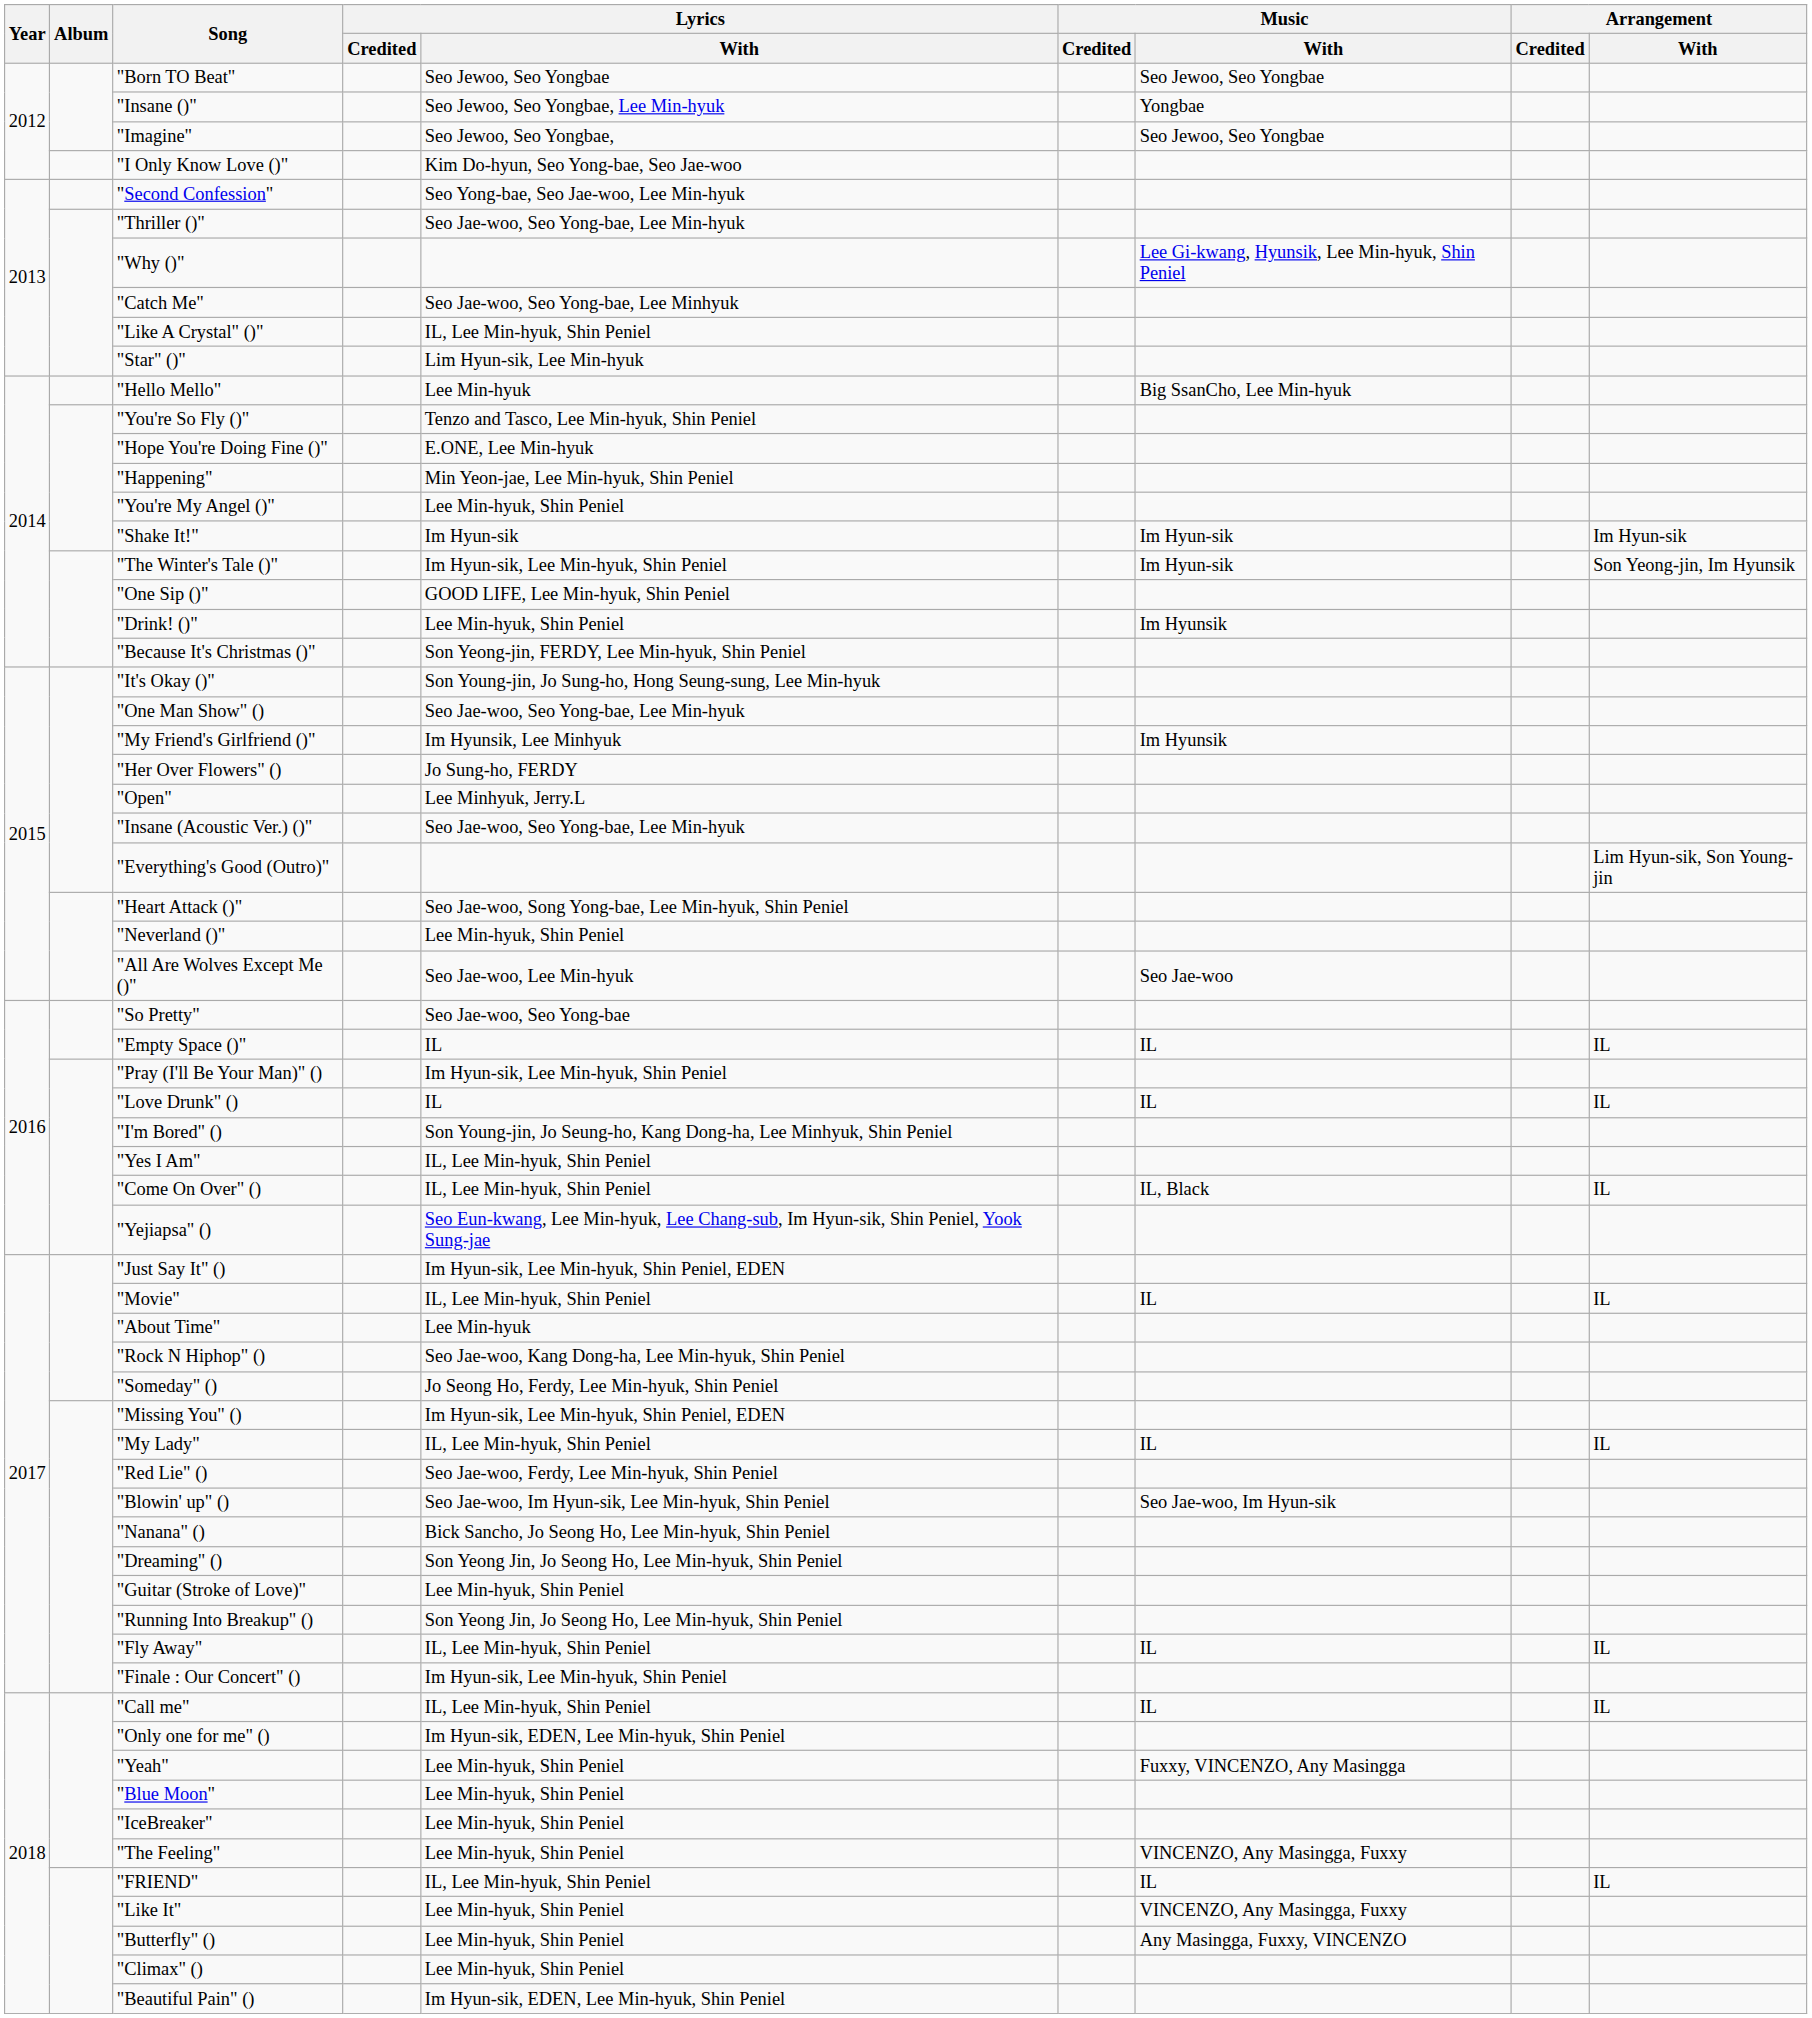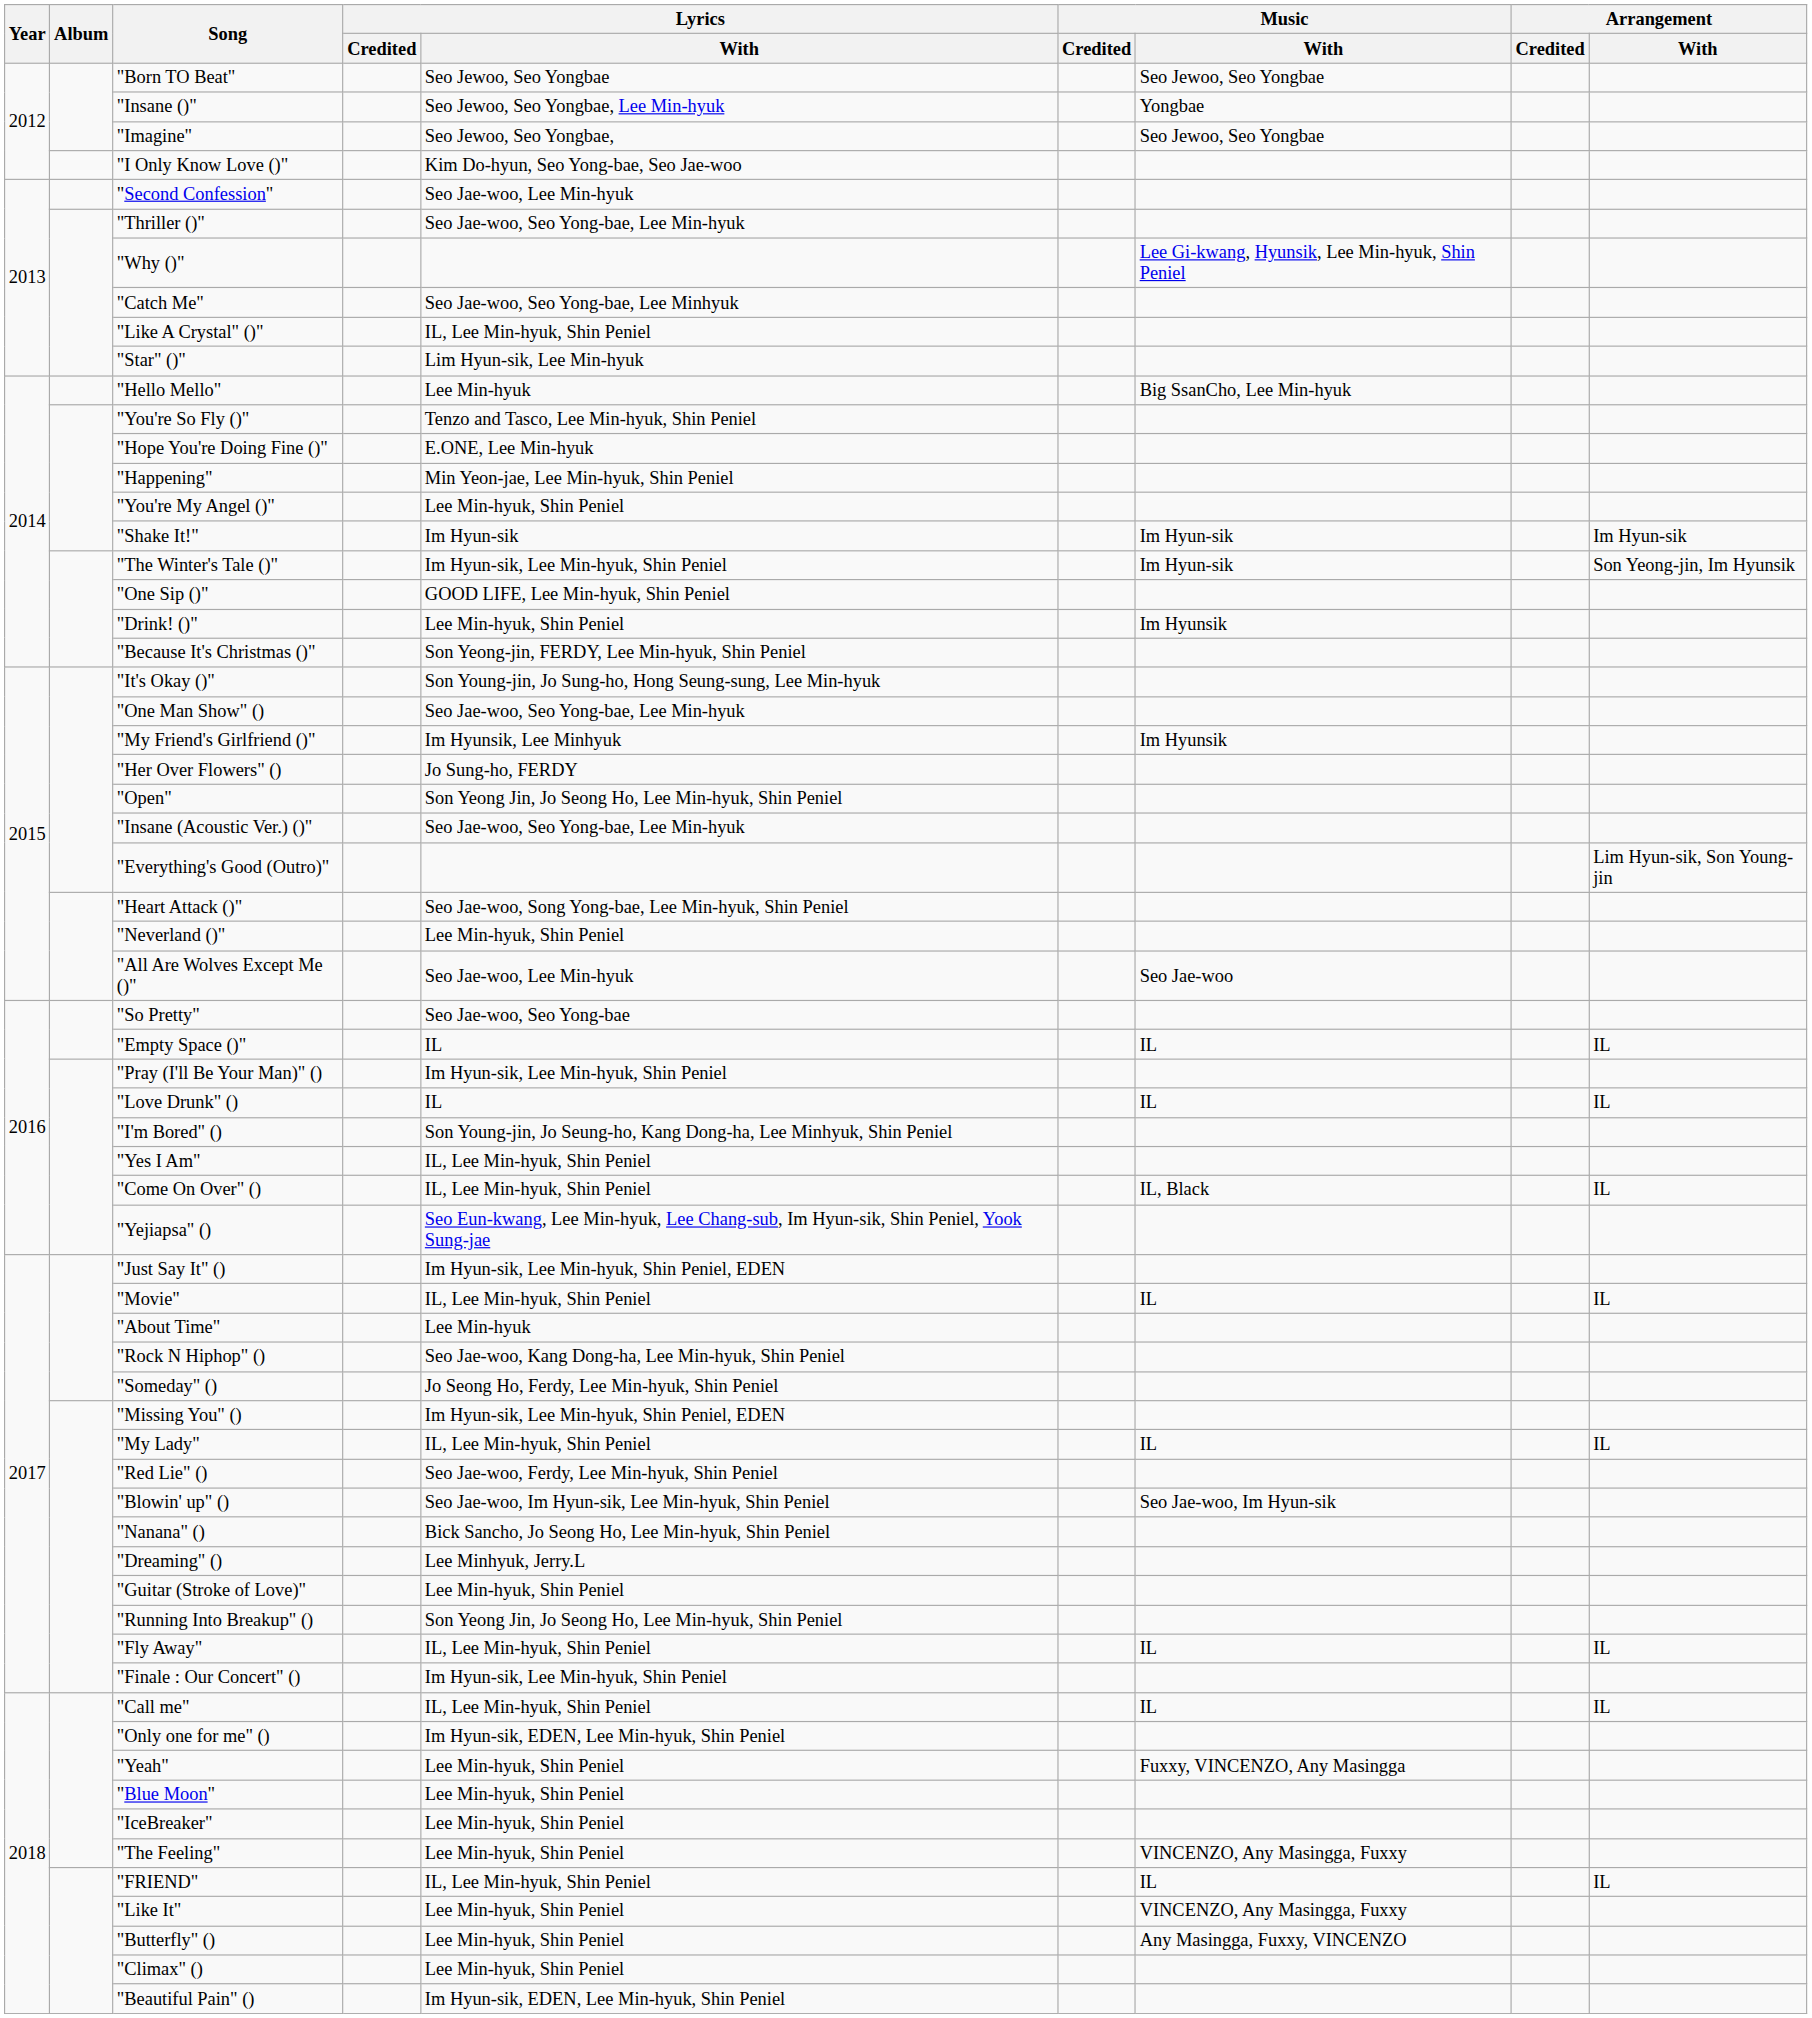(585, 194) Seo Yong-bae, Seo Jae-woo, Lee Min-hyuk -> (529, 194) Seo Jae-woo, Lee Min-hyuk
(505, 798) Lee Minhyuk, Jerry.L -> (634, 798) Son Yeong Jin, Jo Seong Ho, Lee Min-hyuk, Shin Peniel
(634, 1560) Son Yeong Jin, Jo Seong Ho, Lee Min-hyuk, Shin Peniel -> (505, 1560) Lee Minhyuk, Jerry.L
